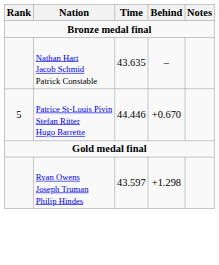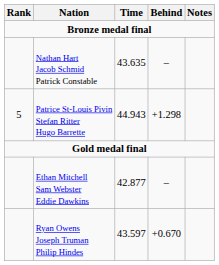(131, 114) 44.446 -> (131, 114) 44.943
(166, 114) +0.670 -> (166, 114) +1.298
+ row: (62, 189)
(166, 182) +1.298 -> (166, 234) +0.670
